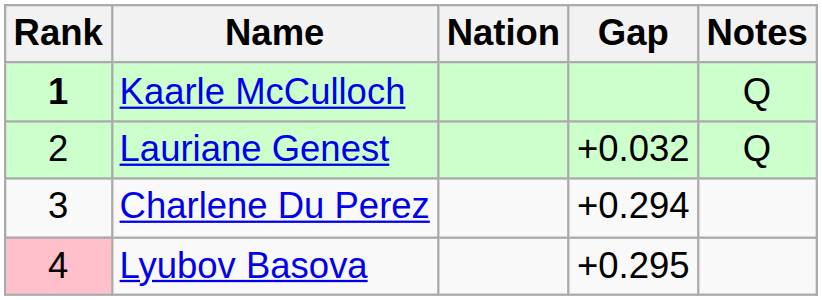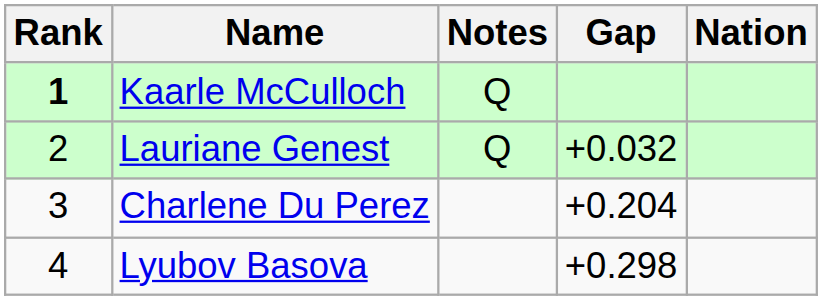columns swapped: (503, 33) <-> (757, 33)
(633, 206) +0.294 -> (621, 206) +0.204
(58, 264) pink background -> (58, 264) no background
(633, 264) +0.295 -> (621, 264) +0.298
